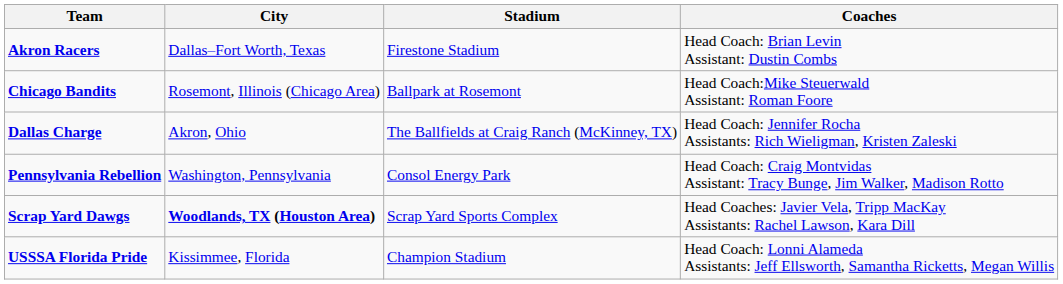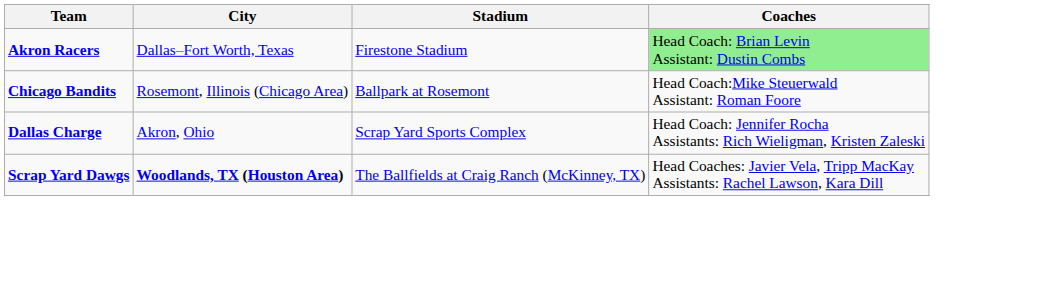(763, 49) no background -> (731, 49) lightgreen background
(532, 132) The Ballfields at Craig Ranch (McKinney, TX) -> (441, 132) Scrap Yard Sports Complex
- row: (85, 174)
(472, 216) Scrap Yard Sports Complex -> (500, 174) The Ballfields at Craig Ranch (McKinney, TX)
- row: (78, 257)
